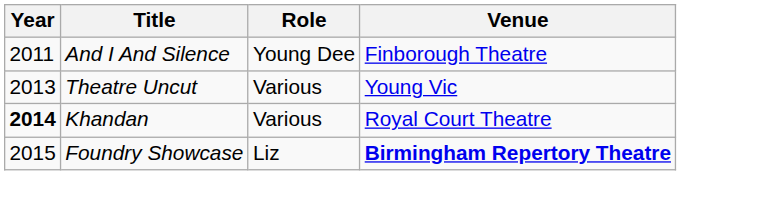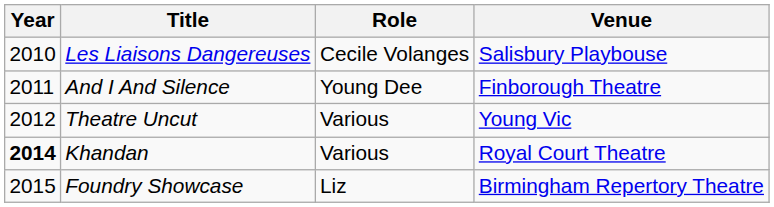+ row: (188, 53)
(33, 86) 2013 -> (33, 119) 2012
(518, 152) bold -> (621, 185) normal
